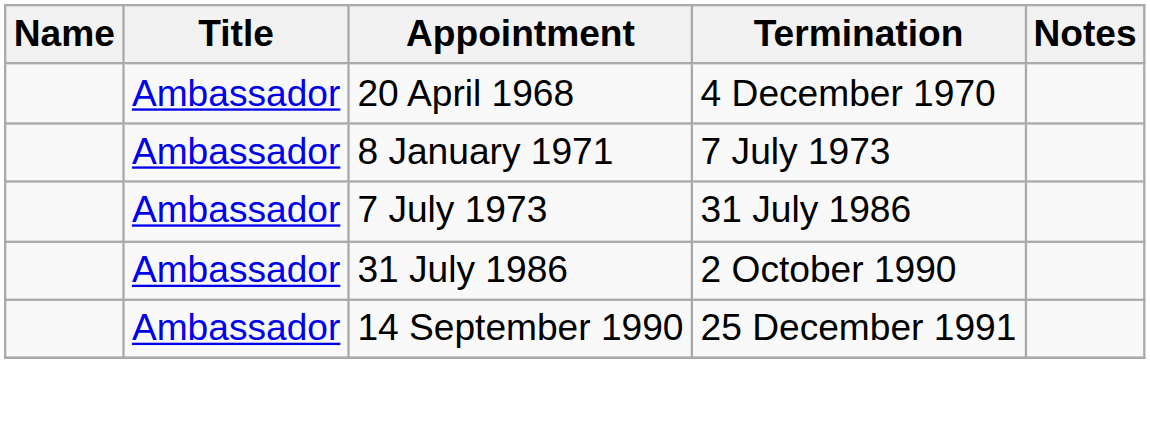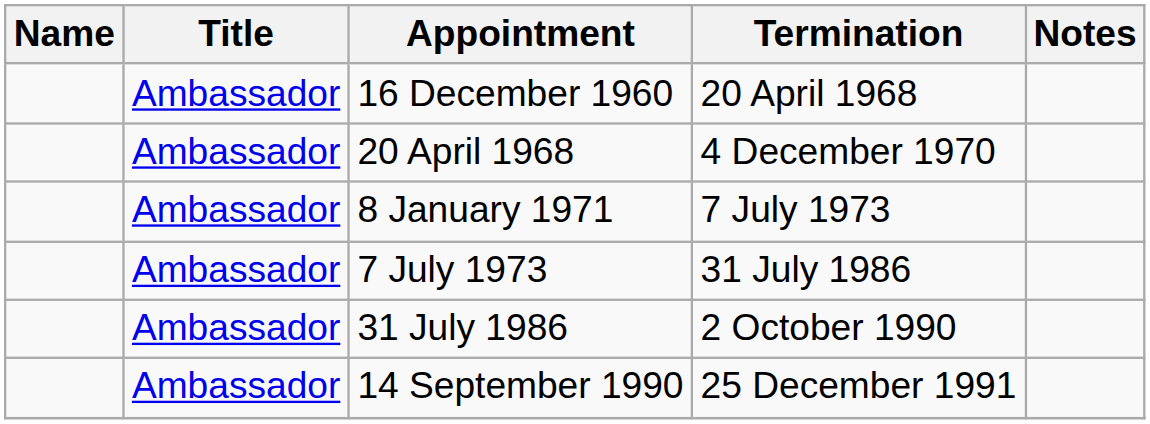+ row: (515, 92)
